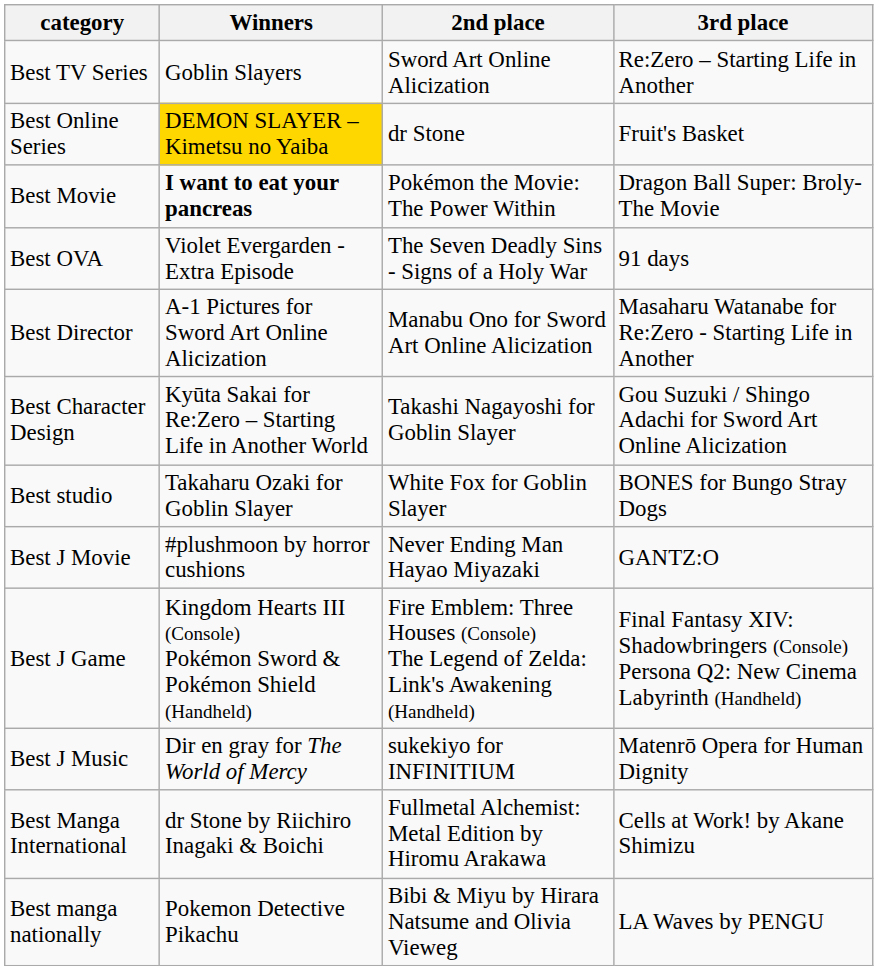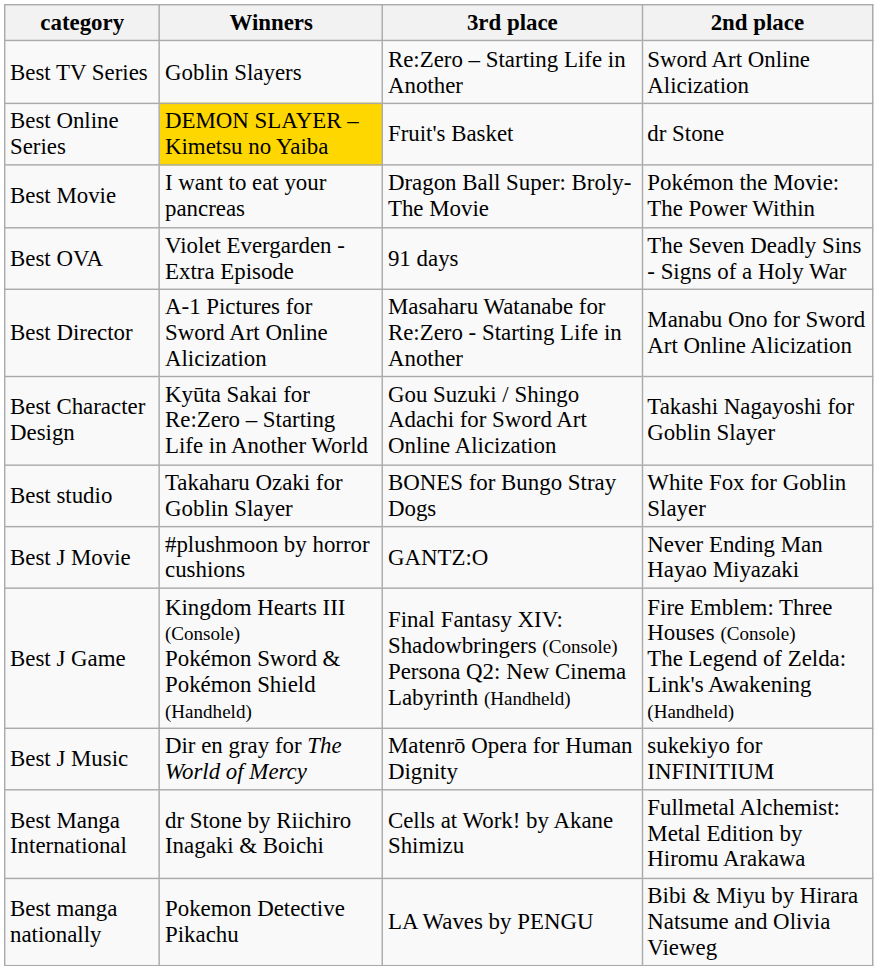columns swapped: (498, 22) <-> (743, 22)
(252, 195) bold -> (246, 195) normal
